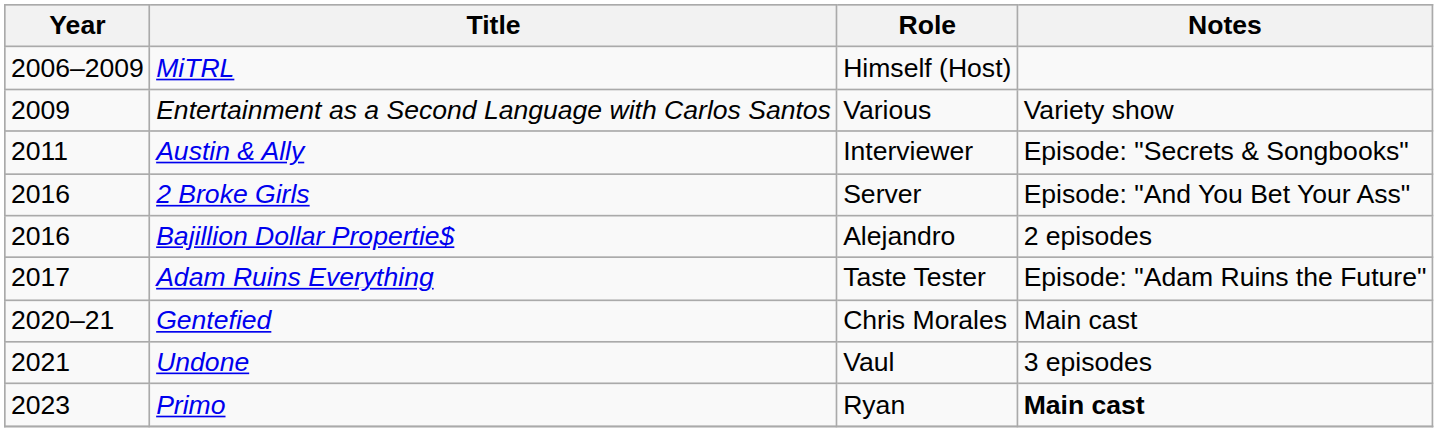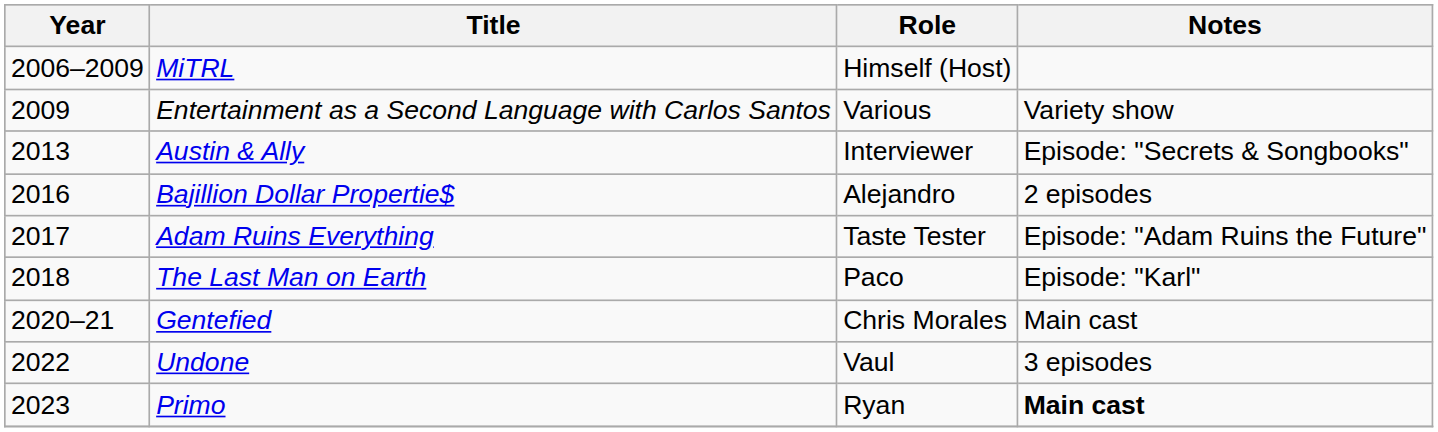(40, 151) 2011 -> (40, 151) 2013
- row: (233, 194)
+ row: (291, 278)
(40, 362) 2021 -> (40, 362) 2022
